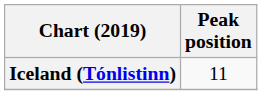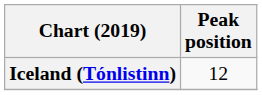(218, 73) 11 -> (218, 73) 12
